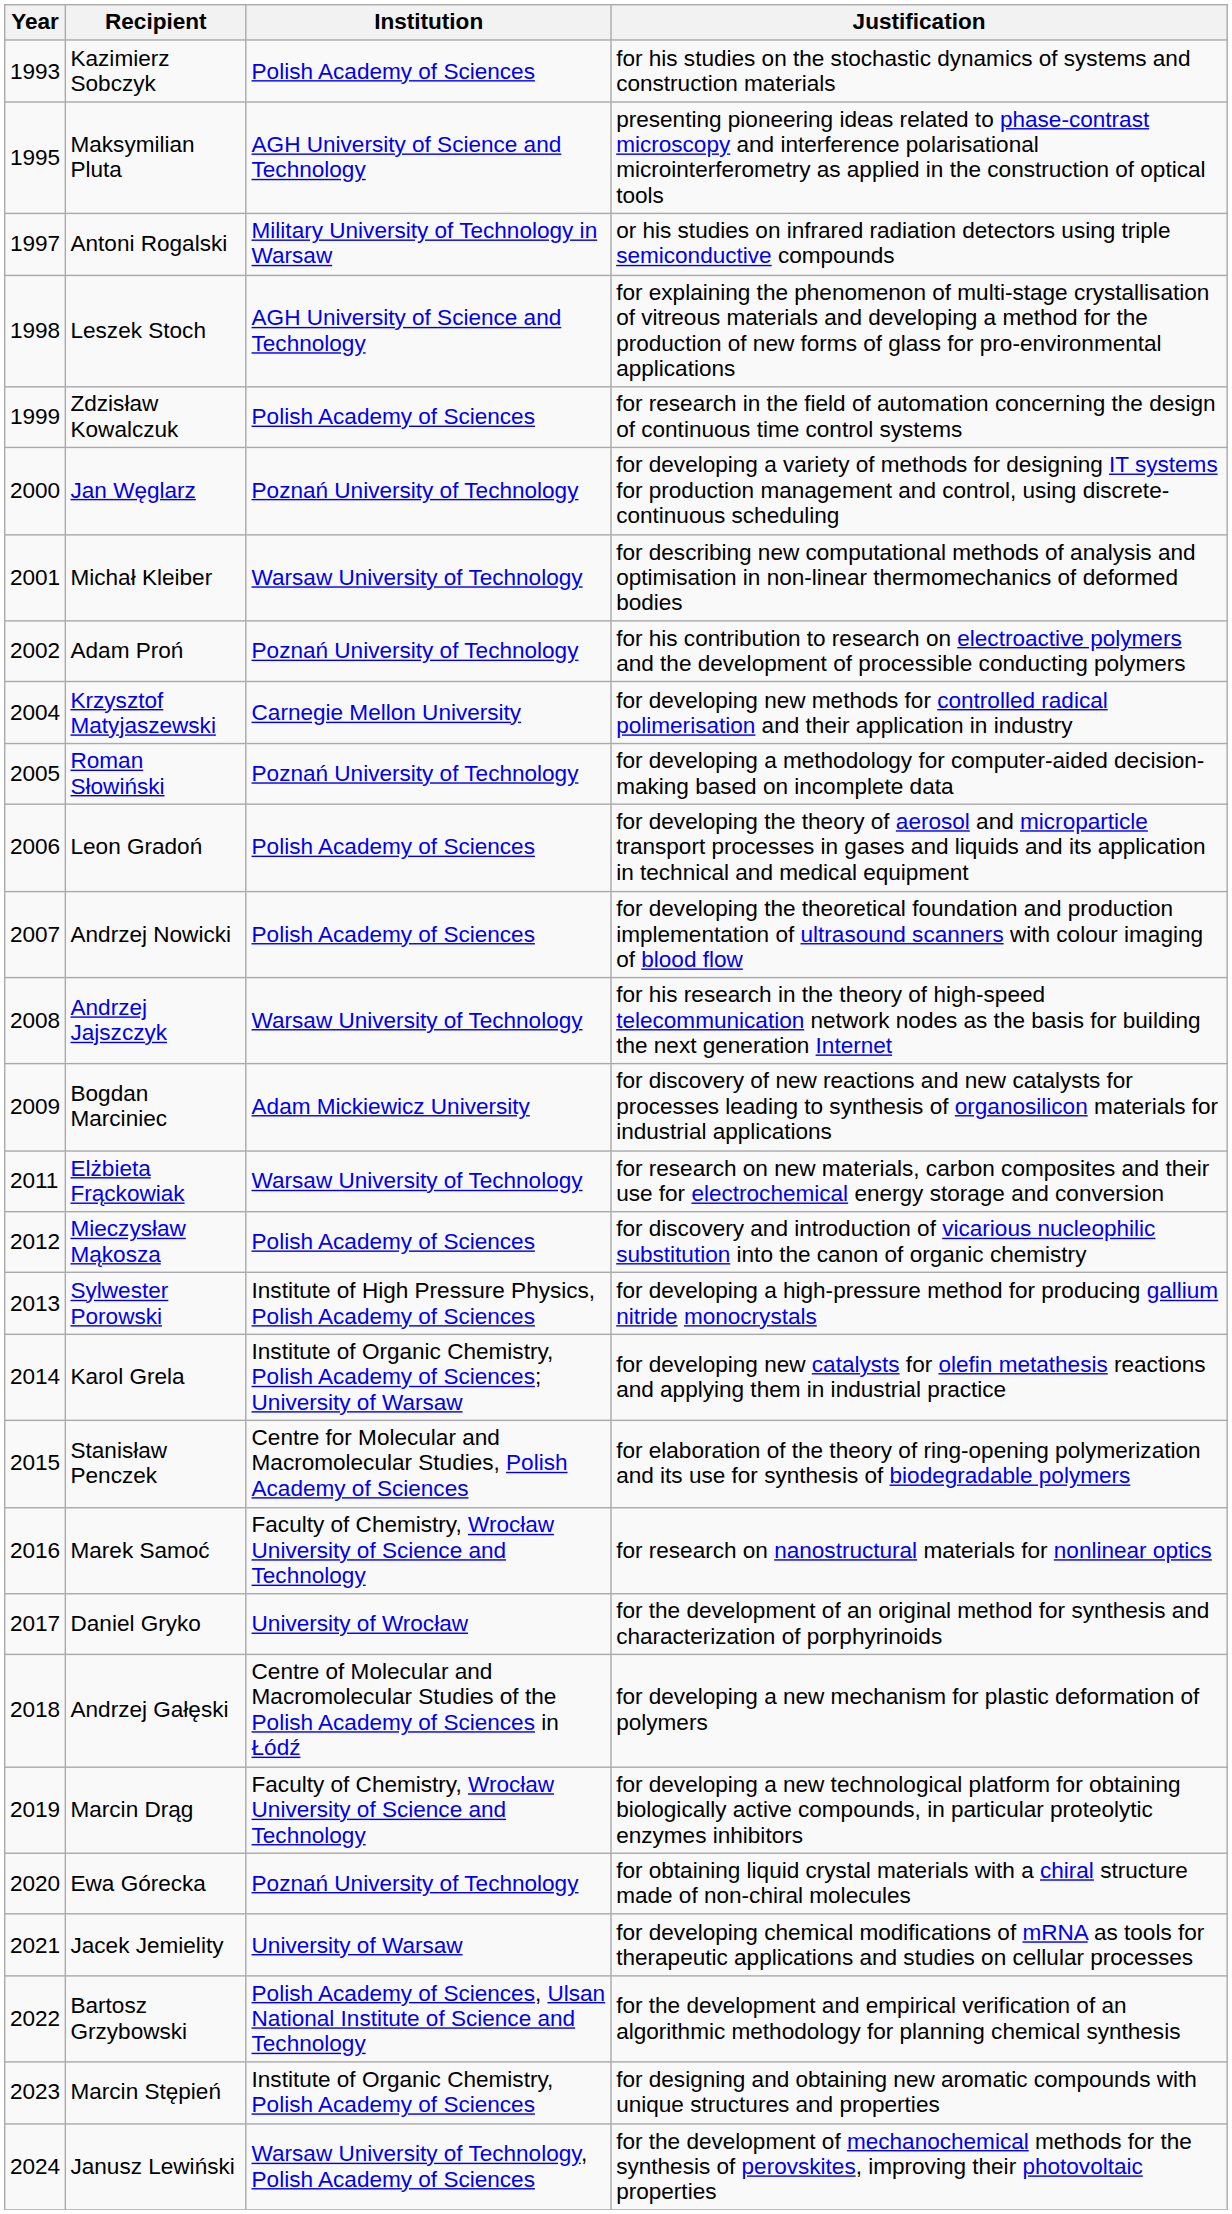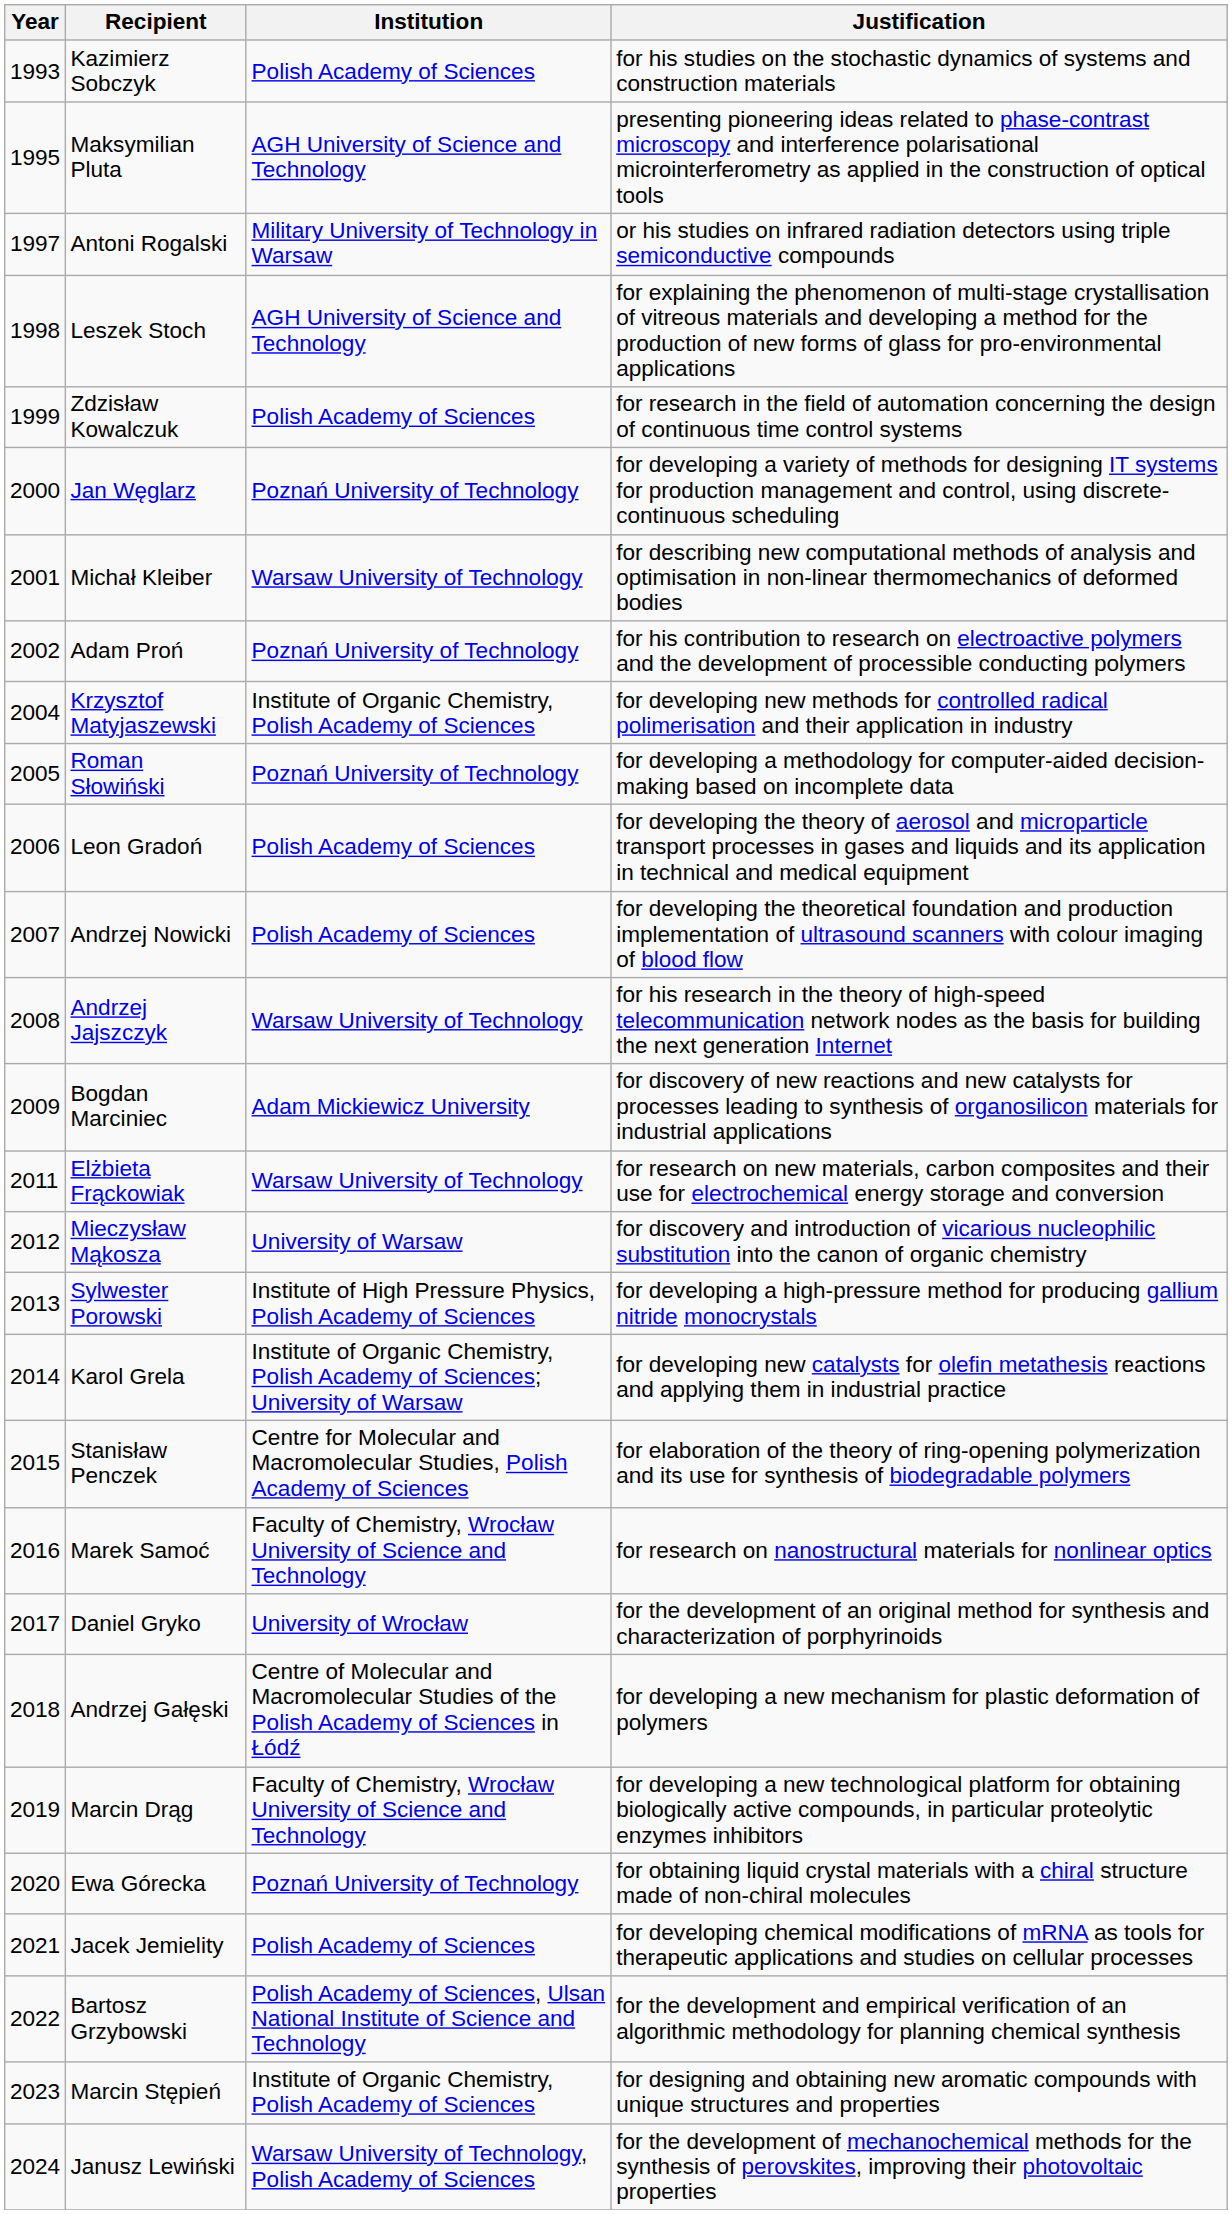(386, 712) Carnegie Mellon University -> (402, 712) Institute of Organic Chemistry, Polish Academy of Sciences
(393, 1242) Polish Academy of Sciences -> (357, 1242) University of Warsaw
(357, 1944) University of Warsaw -> (393, 1944) Polish Academy of Sciences
